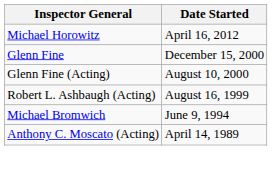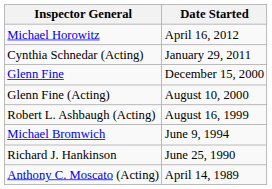+ row: (75, 54)
+ row: (62, 154)
